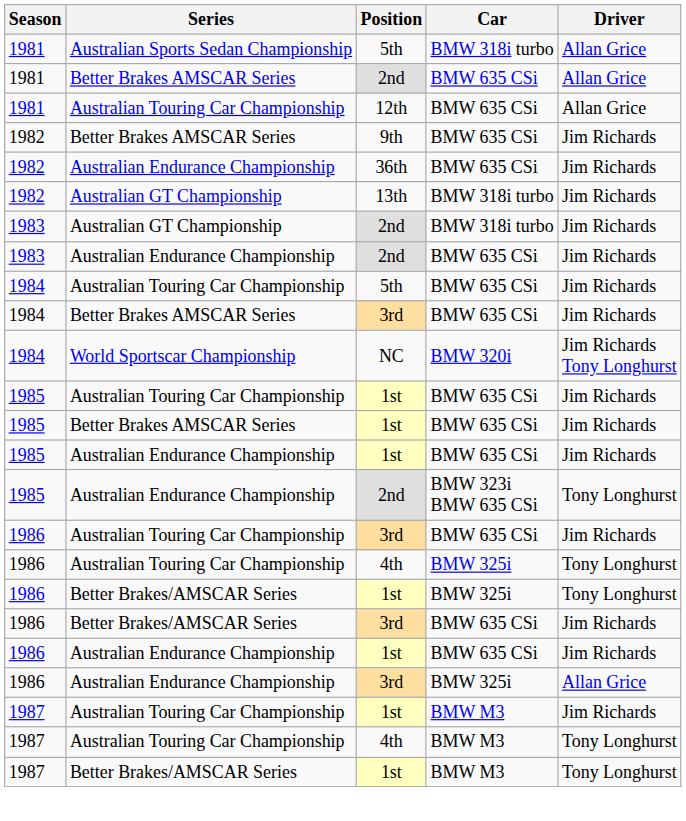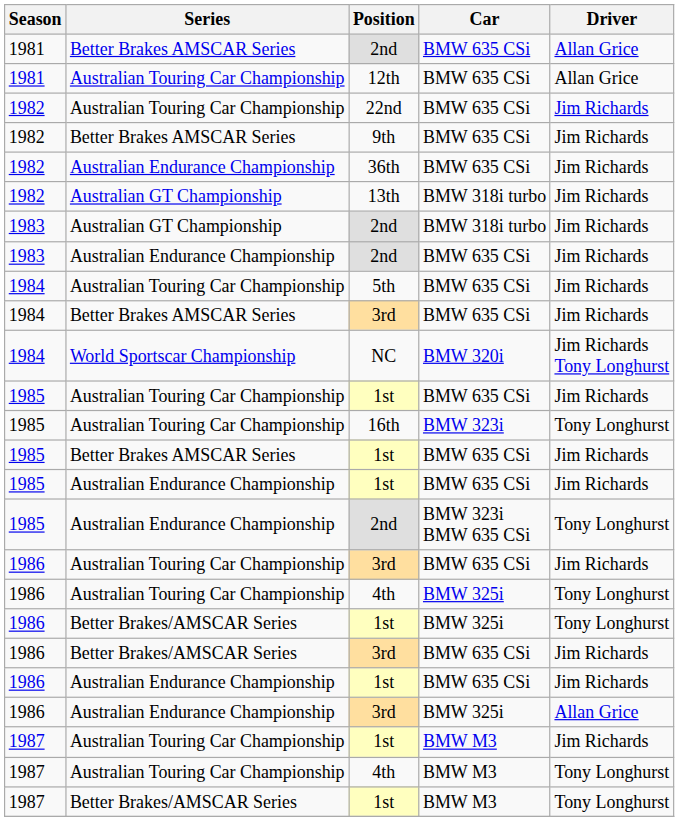- row: (211, 49)
+ row: (207, 108)
+ row: (207, 425)
